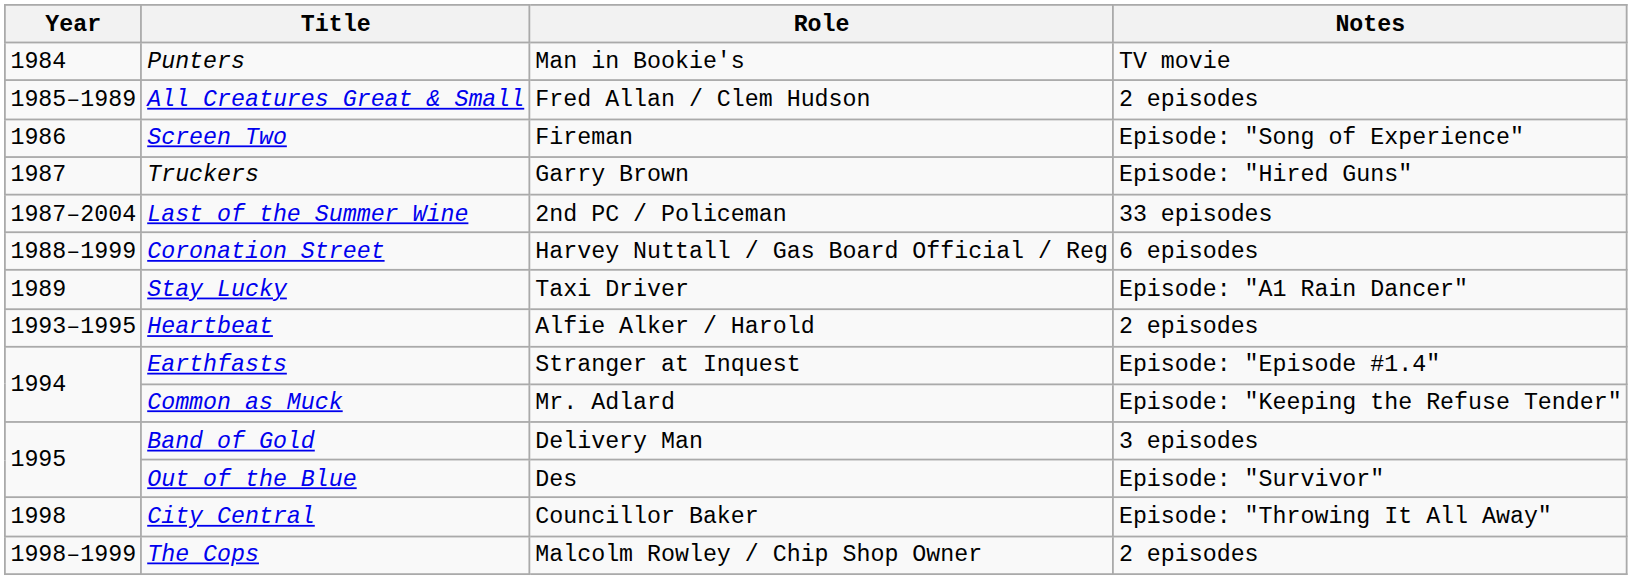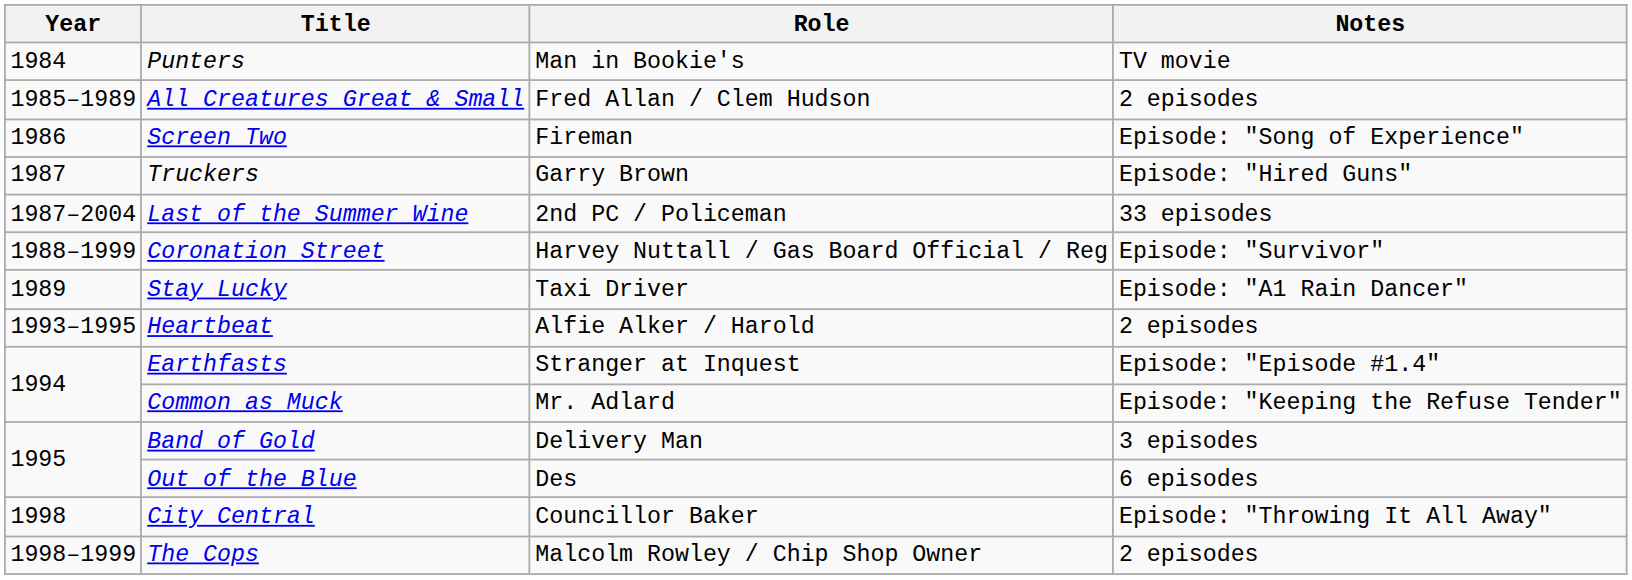(1189, 251) 6 episodes -> (1252, 251) Episode: "Survivor"
(1252, 479) Episode: "Survivor" -> (1189, 479) 6 episodes
